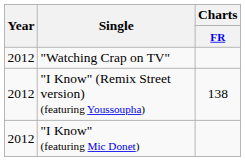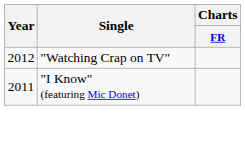- row: (106, 94)
(21, 138) 2012 -> (21, 86) 2011
